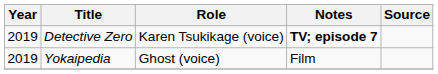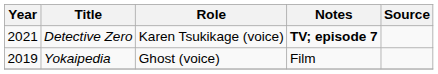(23, 36) 2019 -> (23, 36) 2021
